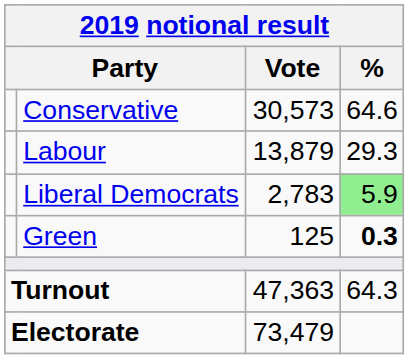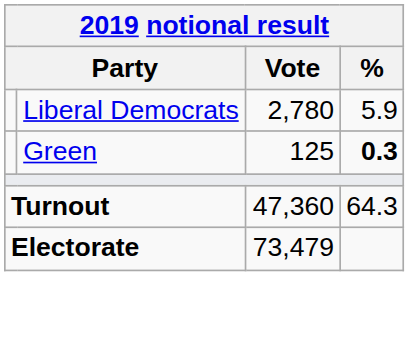- row: (101, 109)
- row: (65, 151)
(301, 194) 2,783 -> (301, 109) 2,780
(379, 194) lightgreen background -> (379, 109) no background
(293, 290) 47,363 -> (293, 206) 47,360
